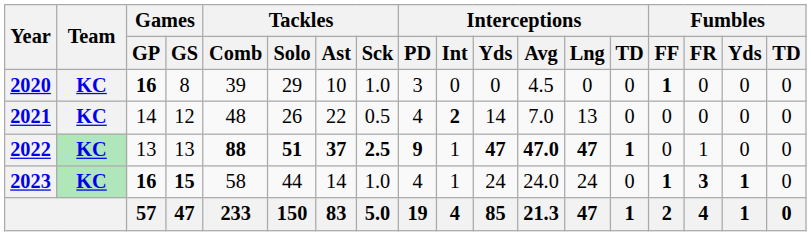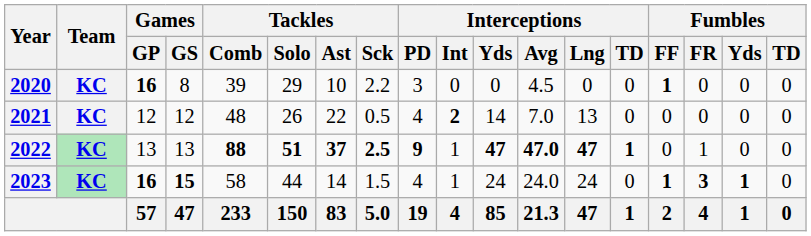(377, 85) 1.0 -> (377, 85) 2.2
(146, 117) 14 -> (146, 117) 12
(377, 181) 1.0 -> (377, 181) 1.5
